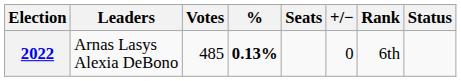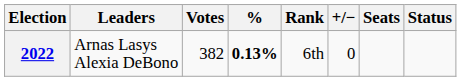columns swapped: (304, 17) <-> (381, 17)
(212, 53) 485 -> (212, 53) 382
